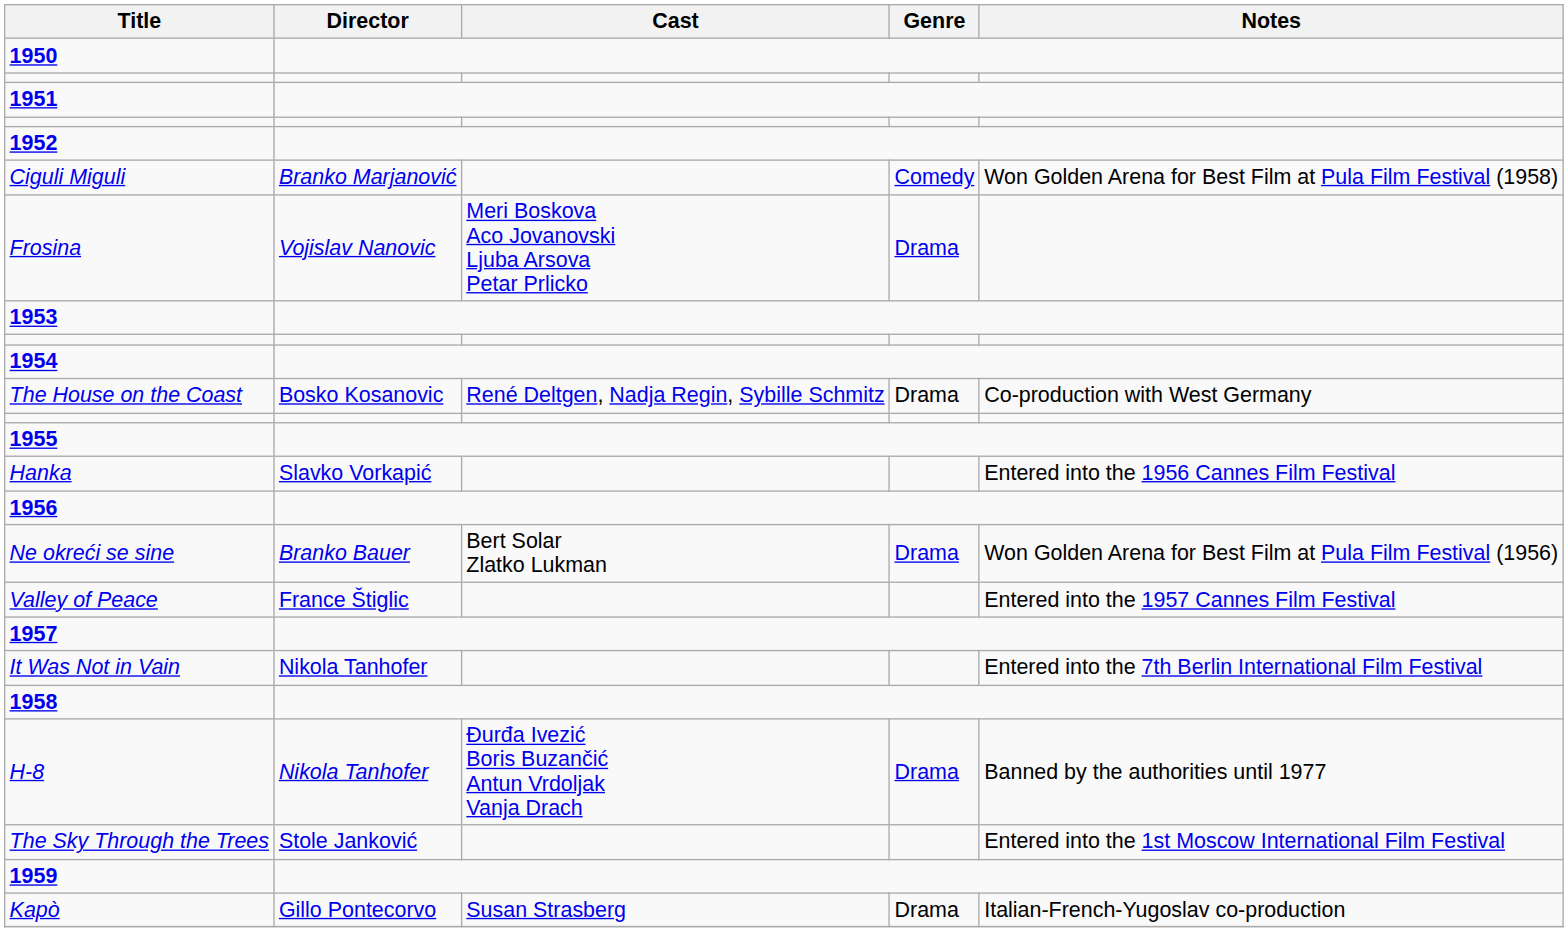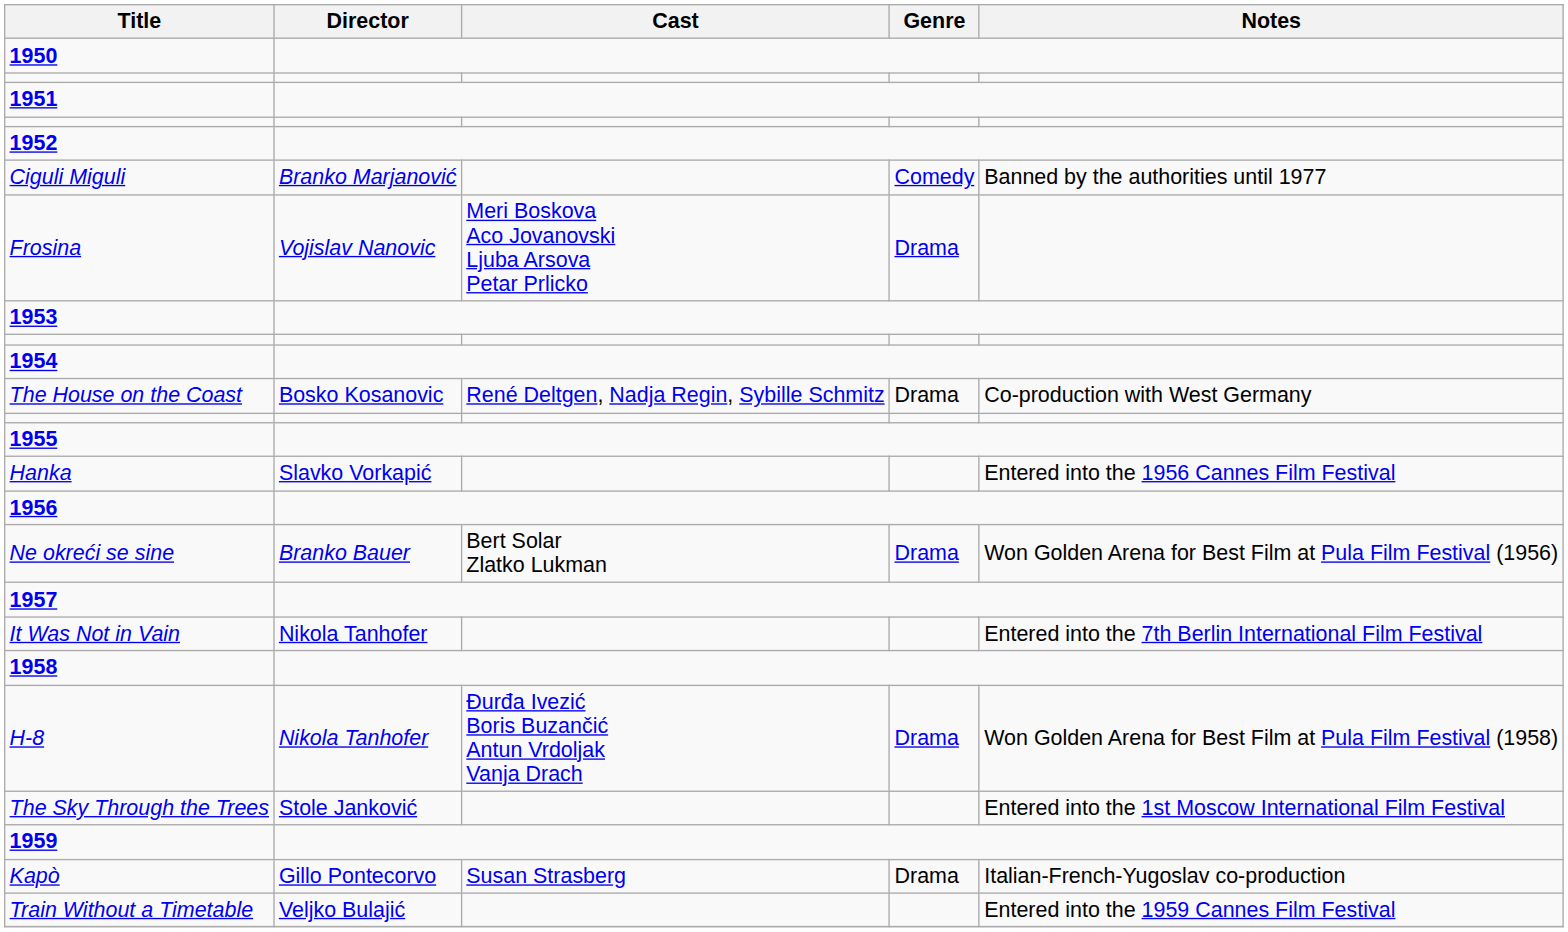(1271, 177) Won Golden Arena for Best Film at Pula Film Festival (1958) -> (1155, 177) Banned by the authorities until 1977
- row: (84, 599)
(1155, 771) Banned by the authorities until 1977 -> (1271, 737) Won Golden Arena for Best Film at Pula Film Festival (1958)
+ row: (131, 909)
